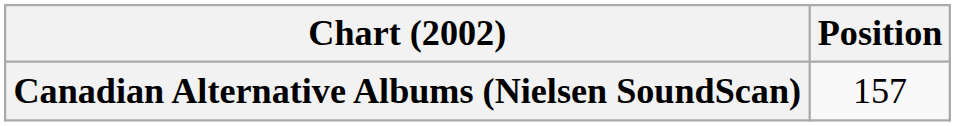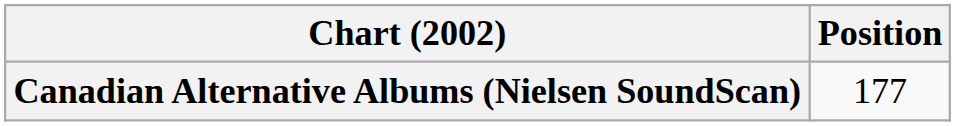(880, 90) 157 -> (880, 90) 177
